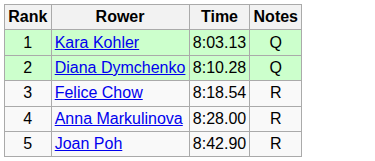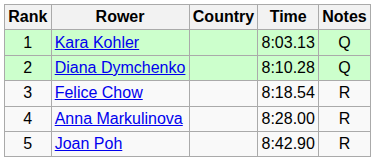+ column: (223, 17)
